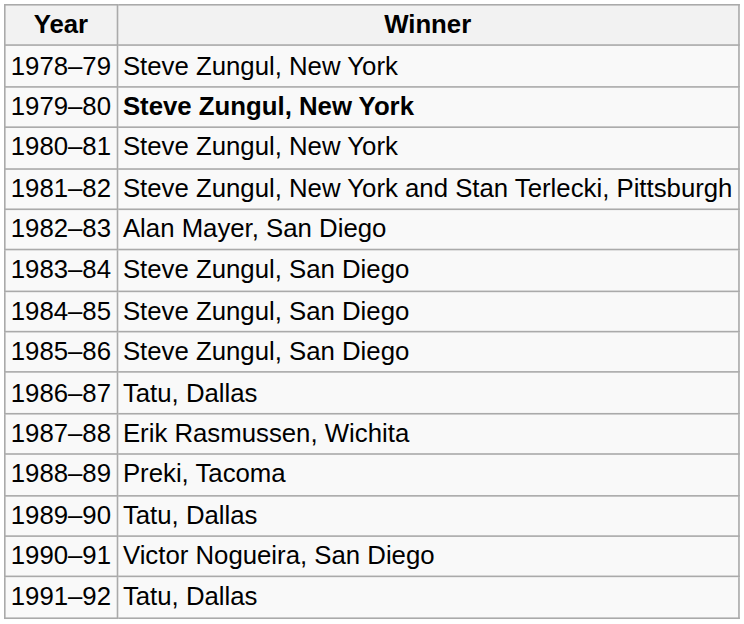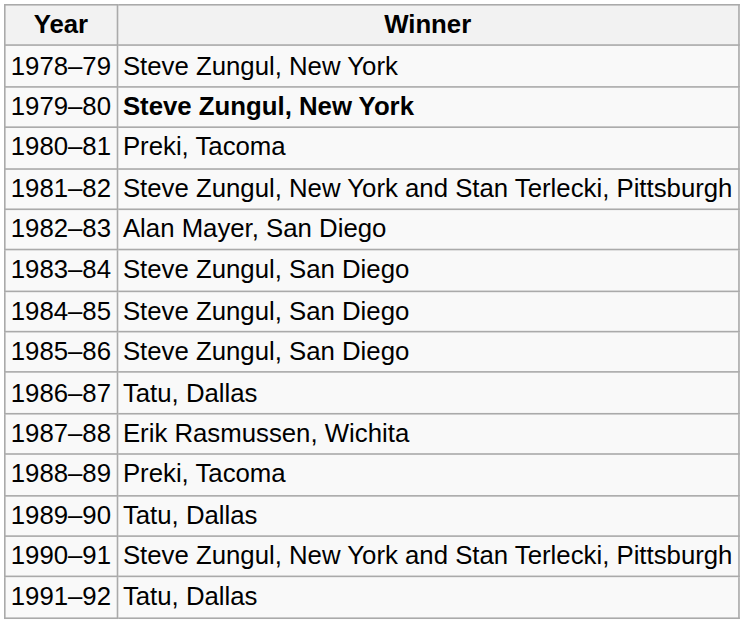(260, 147) Steve Zungul, New York -> (204, 147) Preki, Tacoma
(279, 556) Victor Nogueira, San Diego -> (428, 556) Steve Zungul, New York and Stan Terlecki, Pittsburgh
